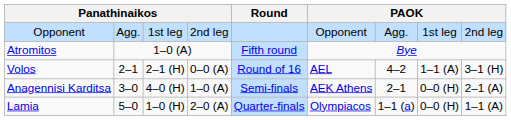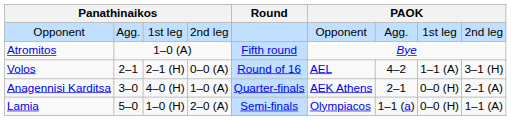(269, 87) Semi-finals -> (269, 87) Quarter-finals
(269, 106) Quarter-finals -> (269, 106) Semi-finals
